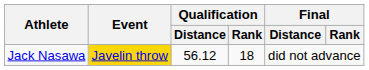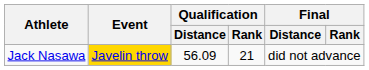(200, 55) 56.12 -> (200, 55) 56.09
(247, 55) 18 -> (247, 55) 21
